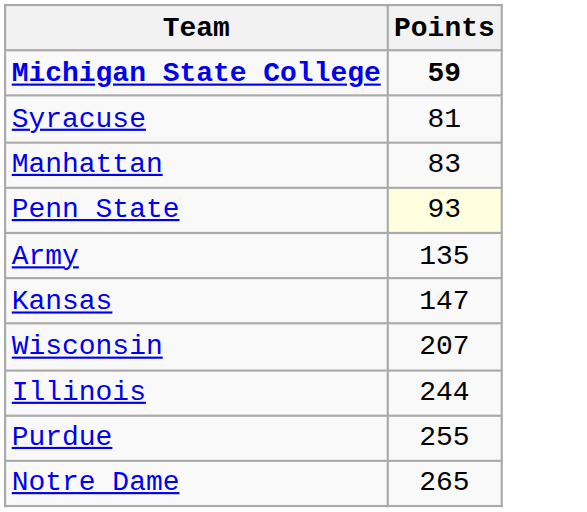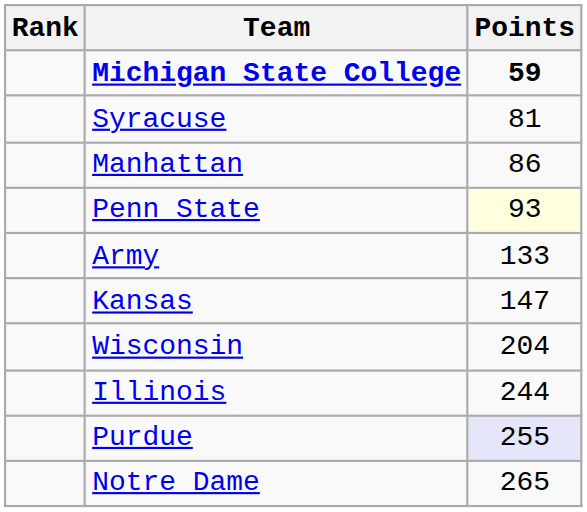+ column: (45, 28)
(444, 165) 83 -> (525, 165) 86
(444, 256) 135 -> (525, 256) 133
(444, 347) 207 -> (525, 347) 204
(444, 438) no background -> (525, 438) lavender background
